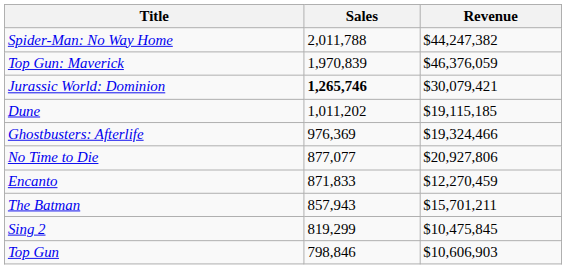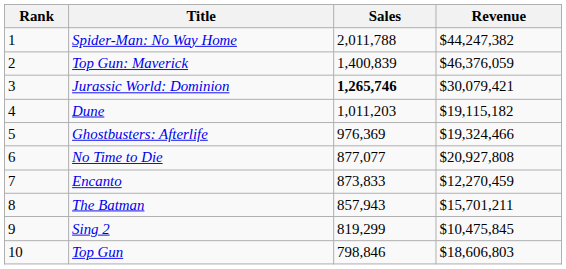+ column: (37, 16)
(337, 63) 1,970,839 -> (367, 63) 1,400,839
(337, 110) 1,011,202 -> (367, 110) 1,011,203
(460, 110) $19,115,185 -> (476, 110) $19,115,182
(460, 157) $20,927,806 -> (477, 157) $20,927,808
(332, 181) 871,833 -> (361, 181) 873,833
(460, 252) $10,606,903 -> (477, 252) $18,606,803
